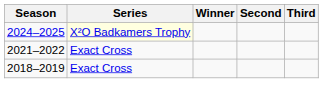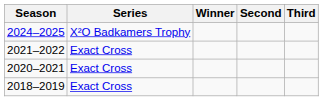(130, 31) lightyellow background -> (130, 31) no background
+ row: (36, 68)
